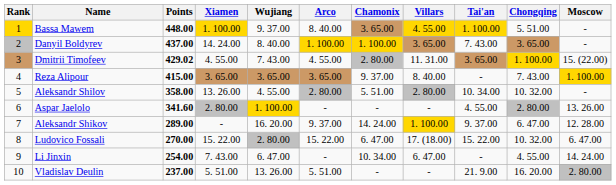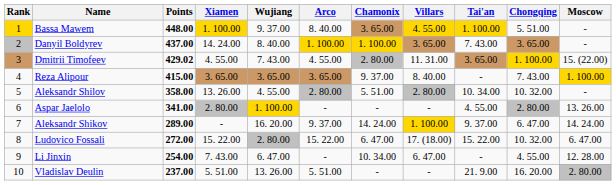(179, 108) 341.60 -> (179, 108) 341.00
(585, 124) 12. 28.00 -> (585, 124) 14. 24.00
(179, 140) 270.00 -> (179, 140) 272.00
(585, 156) 14. 24.00 -> (585, 156) 12. 28.00
